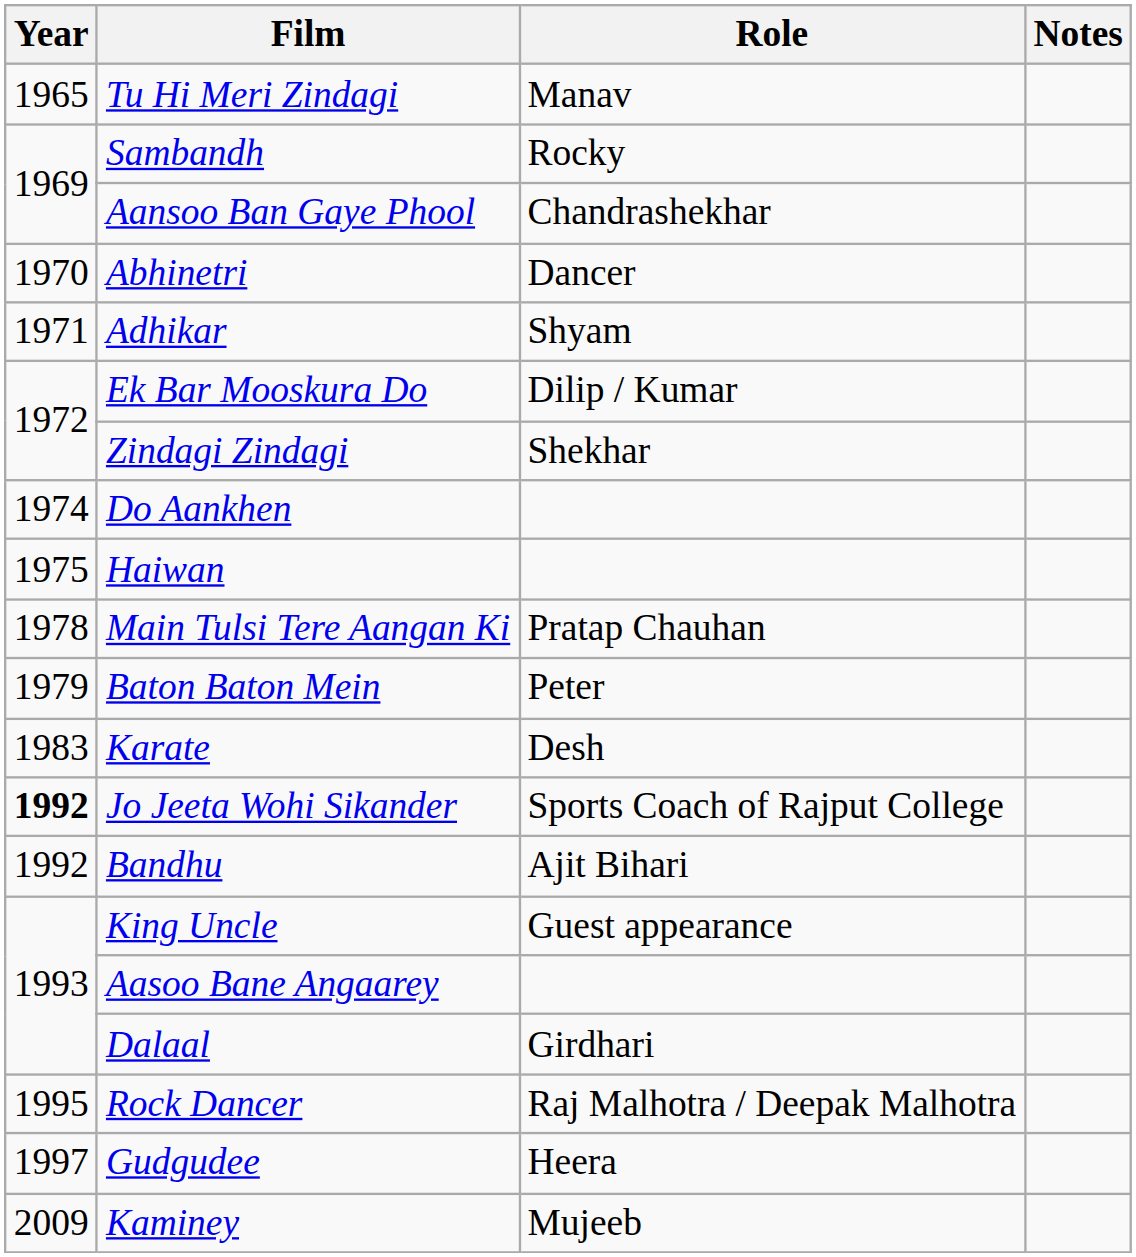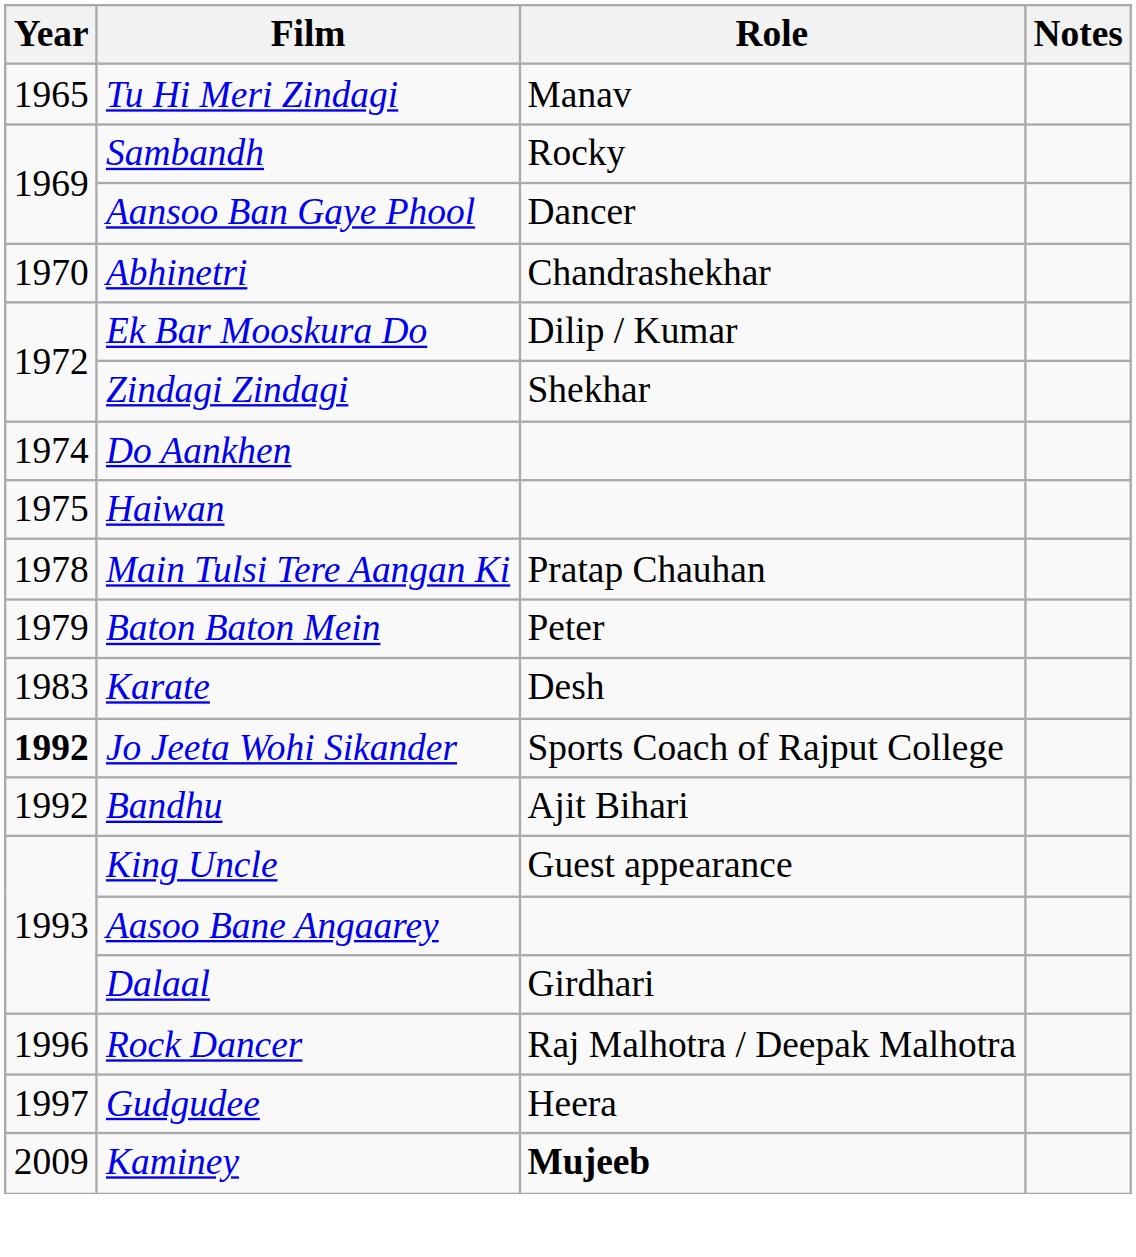(649, 212) Chandrashekhar -> (582, 212) Dancer
(582, 271) Dancer -> (649, 271) Chandrashekhar
- row: (166, 331)
(51, 1102) 1995 -> (51, 1043) 1996
(585, 1221) normal -> (589, 1162) bold
